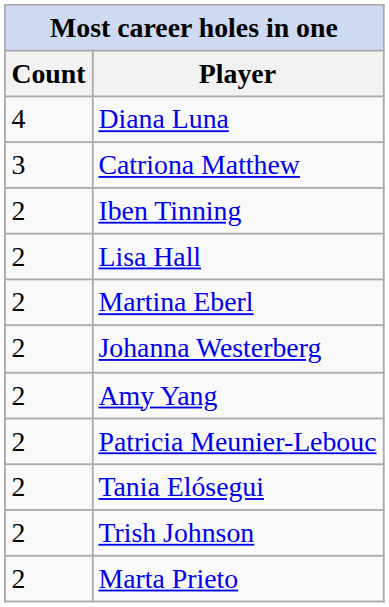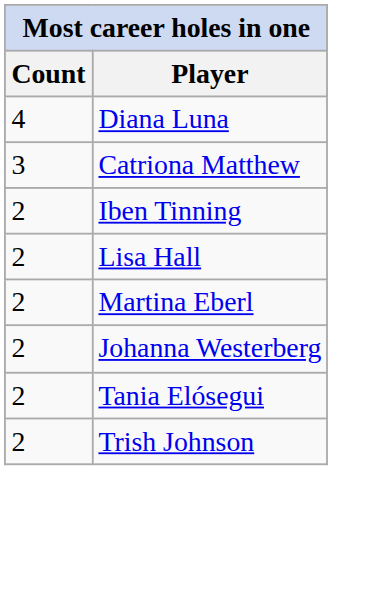- row: (158, 394)
- row: (237, 440)
- row: (168, 577)
